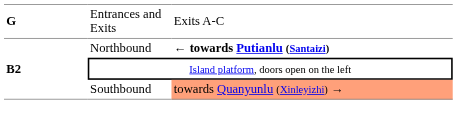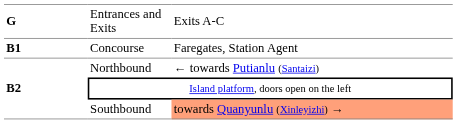+ row: (117, 48)
(252, 48) bold -> (246, 68) normal
